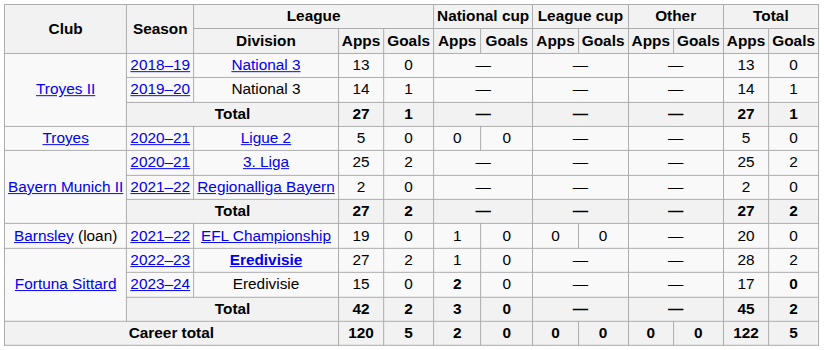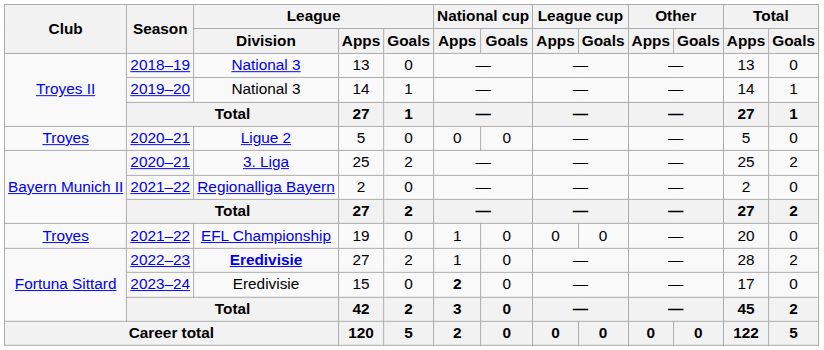(66, 235) Barnsley (loan) -> (66, 235) Troyes
(794, 284) bold -> (794, 284) normal
